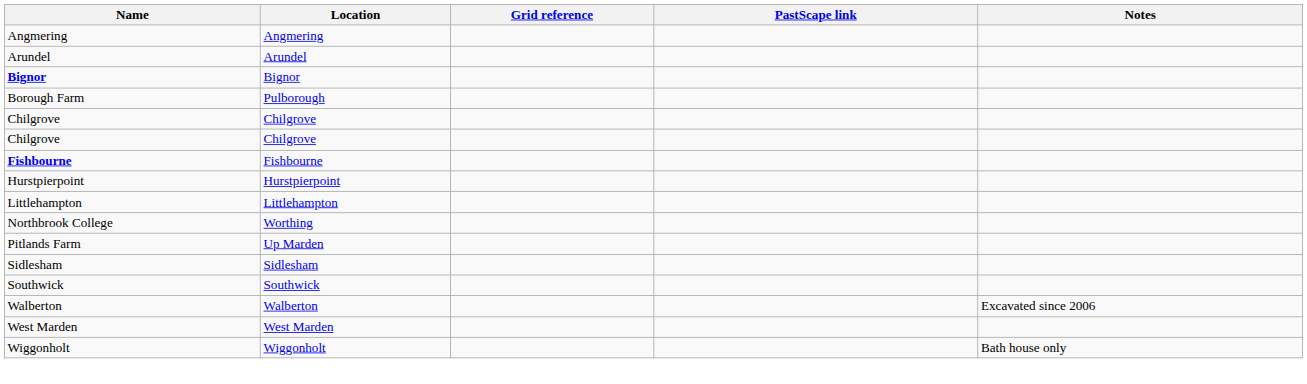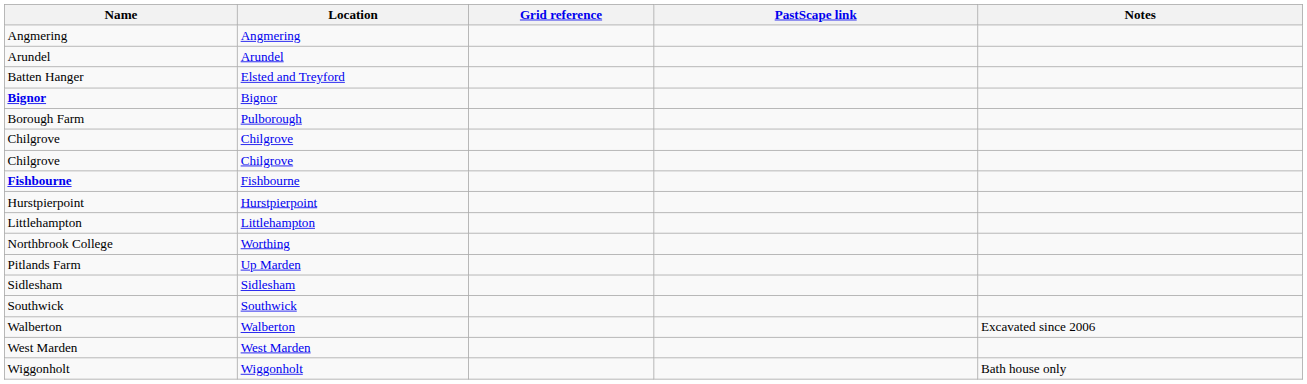+ row: (46, 77)
